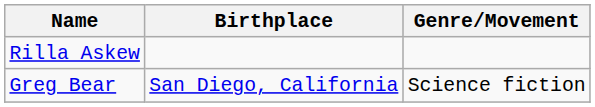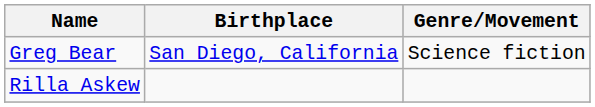rows swapped: (75, 53) <-> (63, 85)
